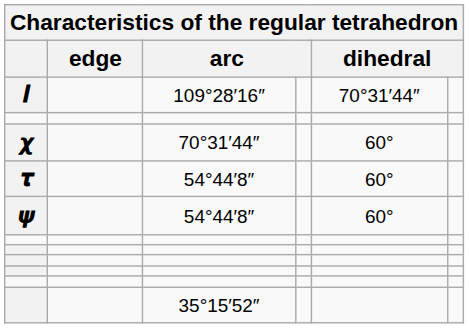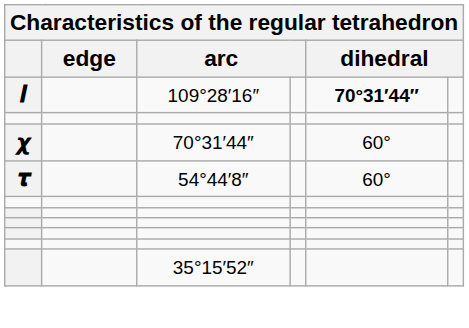(379, 96) normal -> (377, 94) bold
- row: (26, 215)
